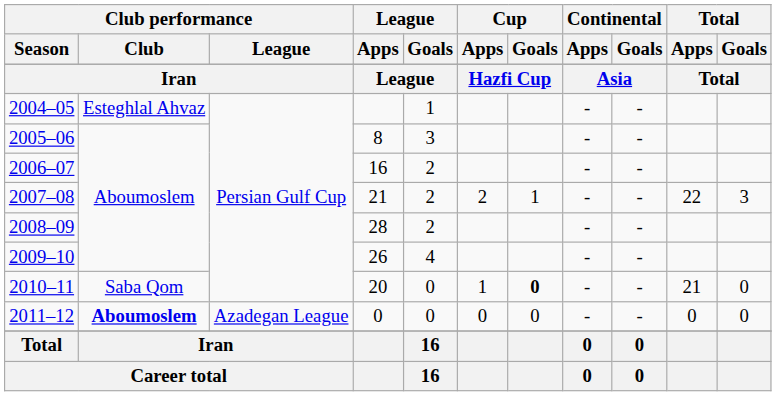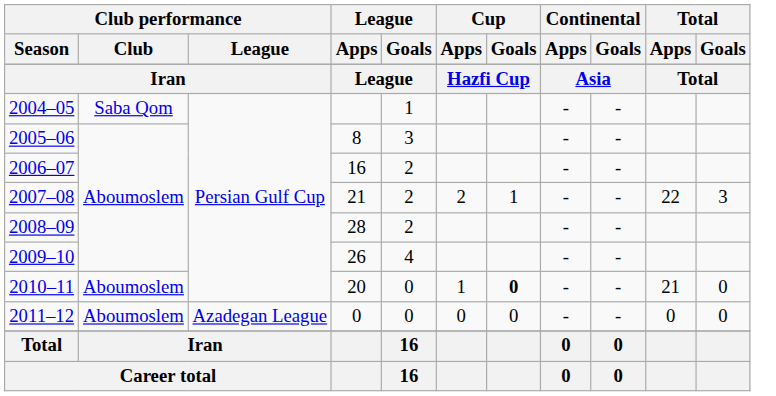(144, 108) Esteghlal Ahvaz -> (133, 108) Saba Qom
(144, 286) Saba Qom -> (133, 286) Aboumoslem
(144, 316) bold -> (133, 316) normal
